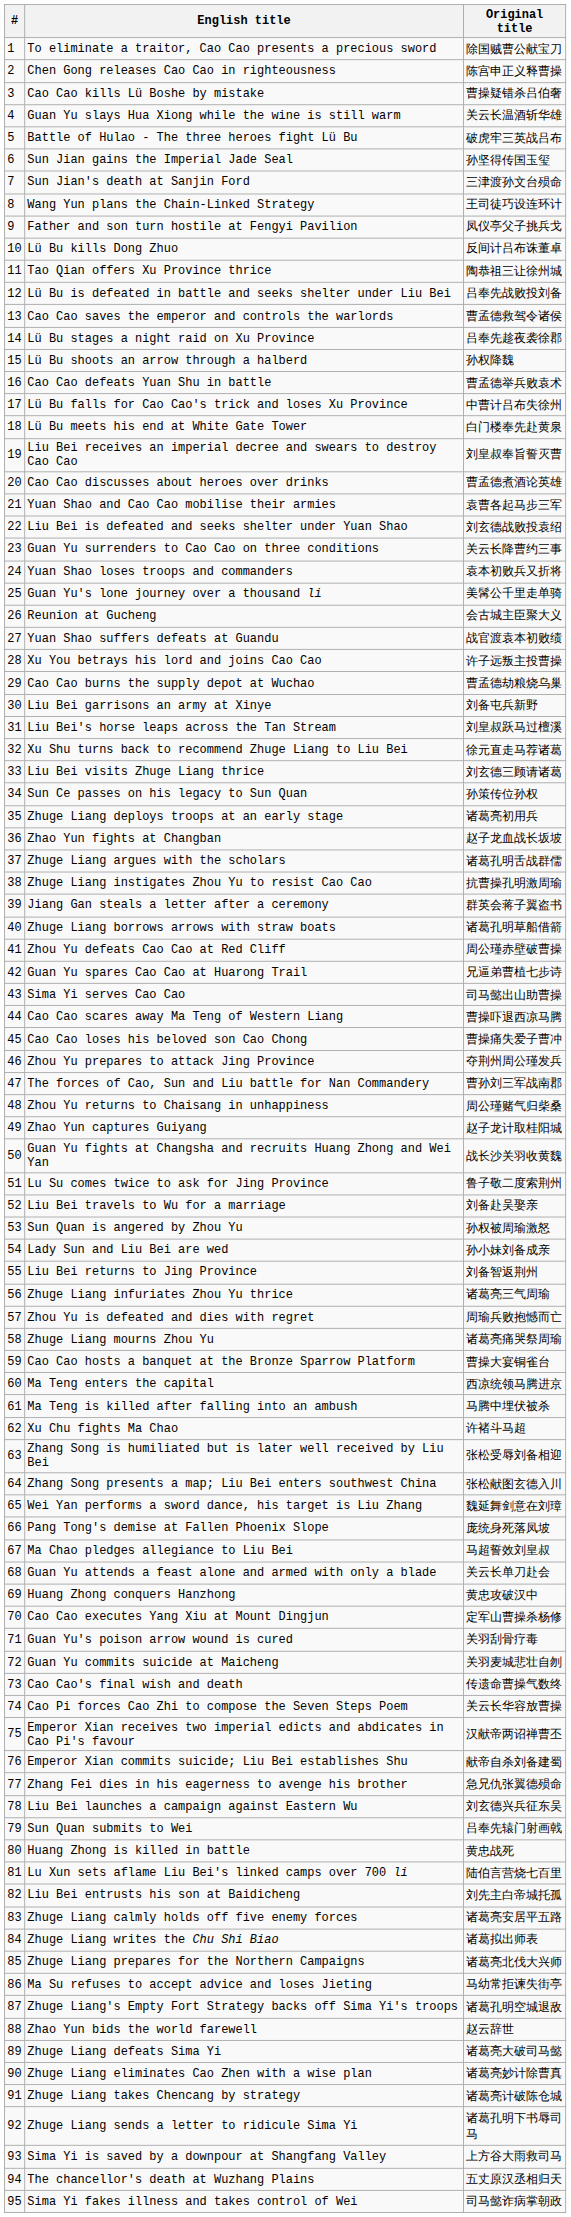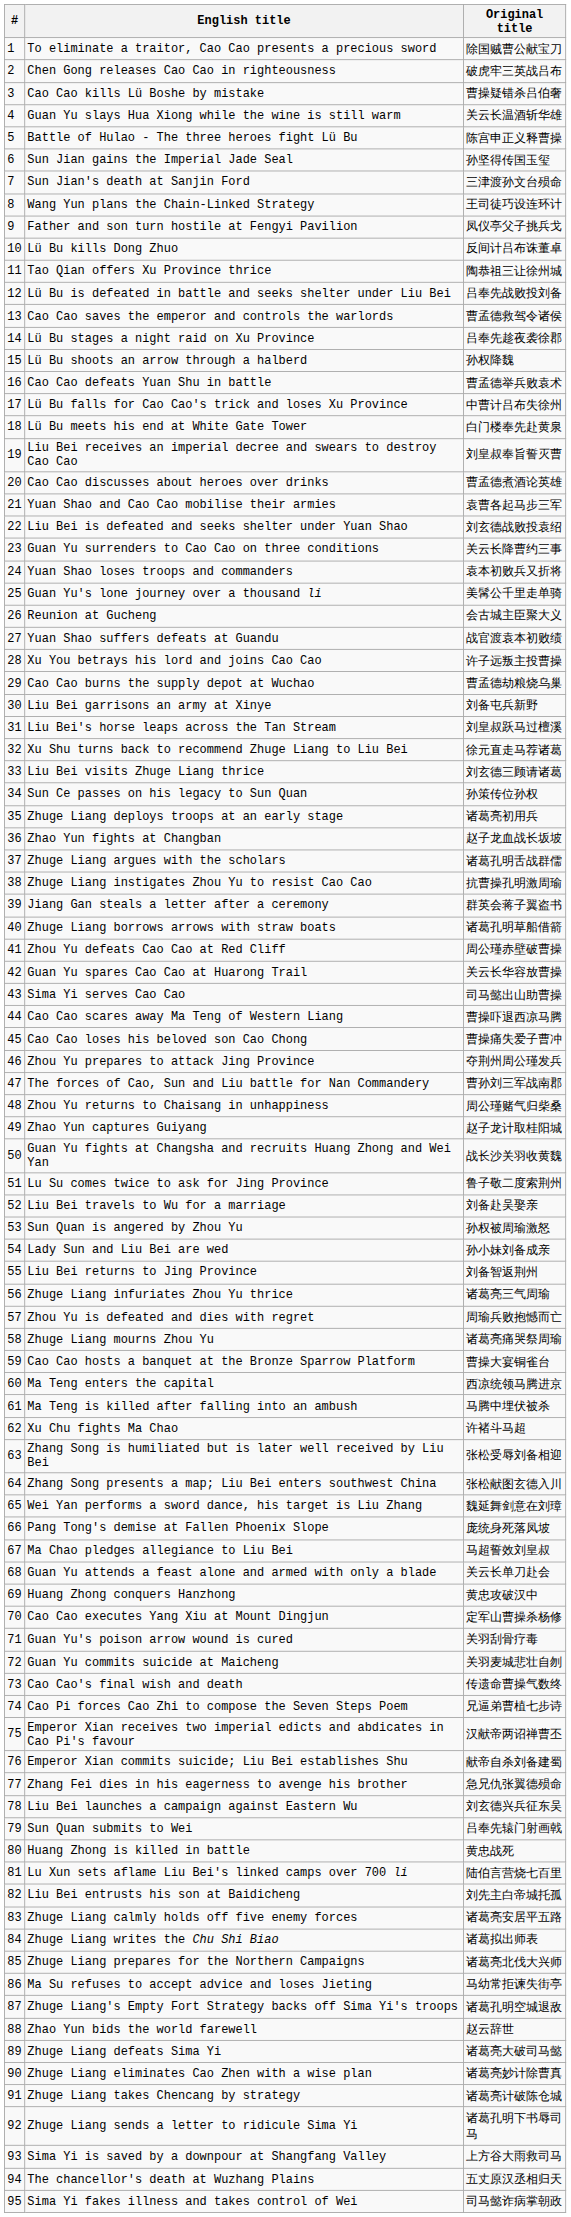(514, 72) 陈宫申正义释曹操 -> (514, 72) 破虎牢三英战吕布
(514, 138) 破虎牢三英战吕布 -> (514, 138) 陈宫申正义释曹操
(514, 973) 兄逼弟曹植七步诗 -> (514, 973) 关云长华容放曹操
(514, 1707) 关云长华容放曹操 -> (514, 1707) 兄逼弟曹植七步诗
